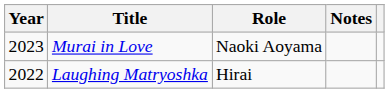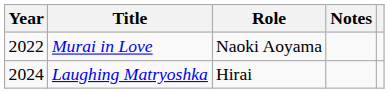(26, 46) 2023 -> (26, 46) 2022
(26, 74) 2022 -> (26, 74) 2024
